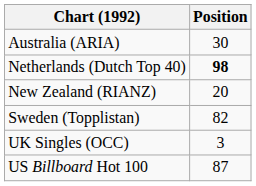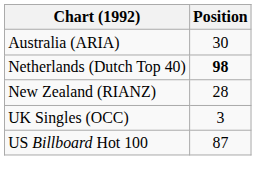(220, 92) 20 -> (220, 92) 28
- row: (74, 117)
